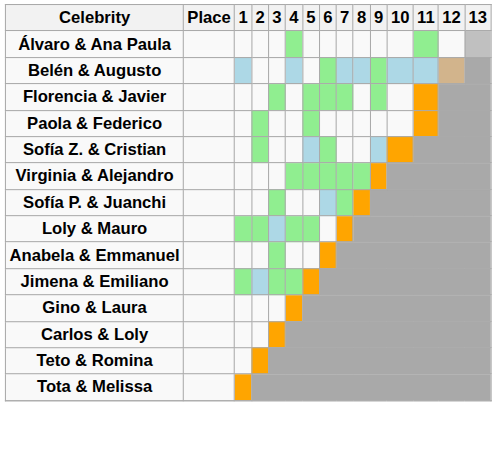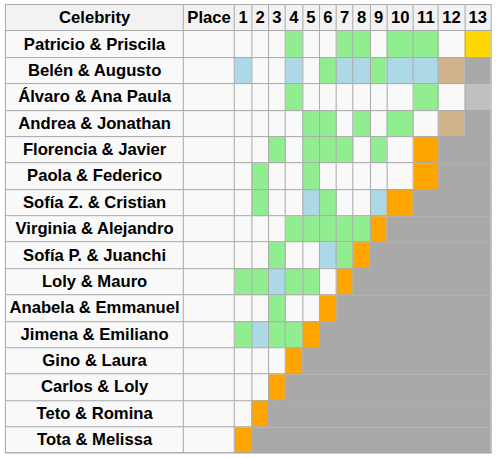+ row: (95, 44)
rows swapped: (95, 44) <-> (95, 70)
+ row: (95, 123)
